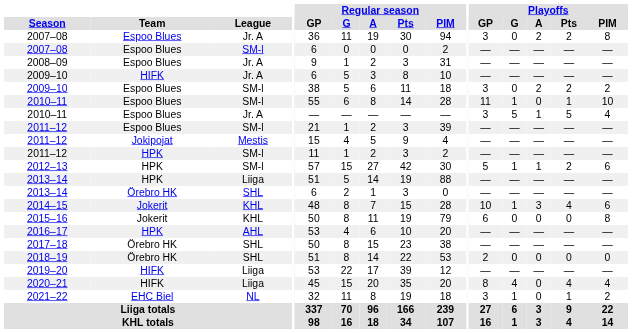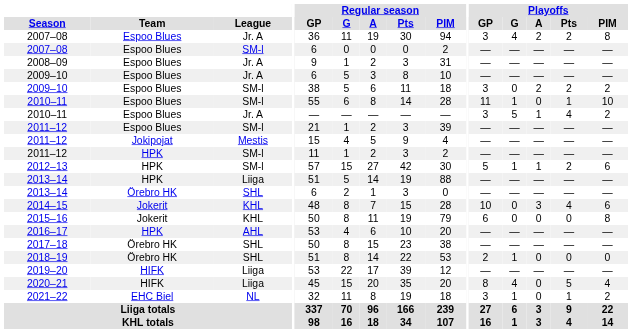(514, 36) 0 -> (514, 36) 4
(152, 75) HIFK -> (152, 75) Espoo Blues
(569, 114) 5 -> (569, 114) 4
(607, 114) 4 -> (607, 114) 2
(514, 205) 1 -> (514, 205) 0
(514, 257) 0 -> (514, 257) 1
(569, 283) 4 -> (569, 283) 5
